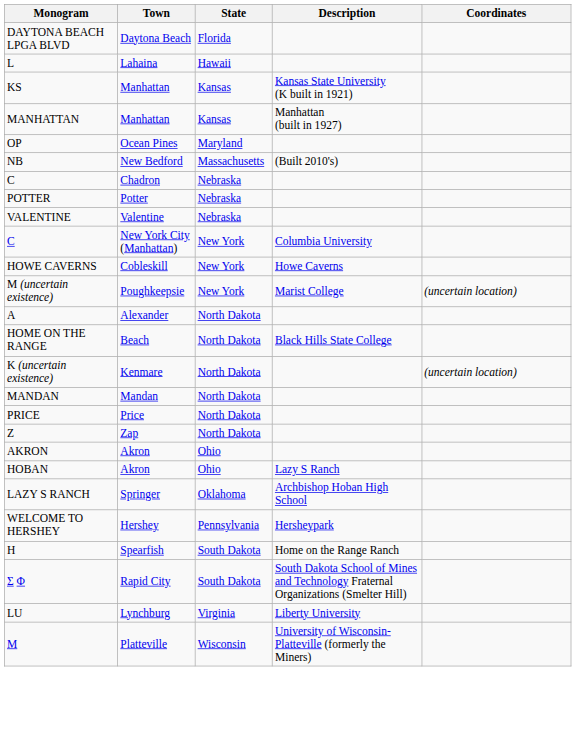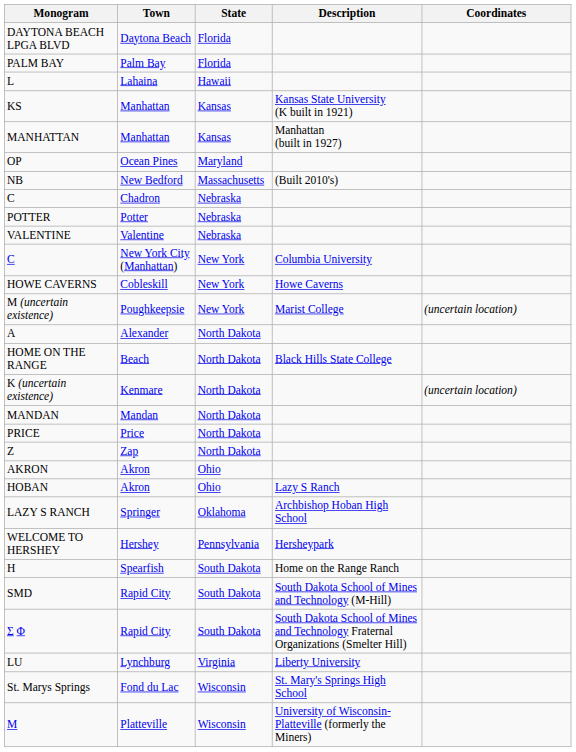+ row: (36, 63)
+ row: (20, 593)
+ row: (48, 687)
